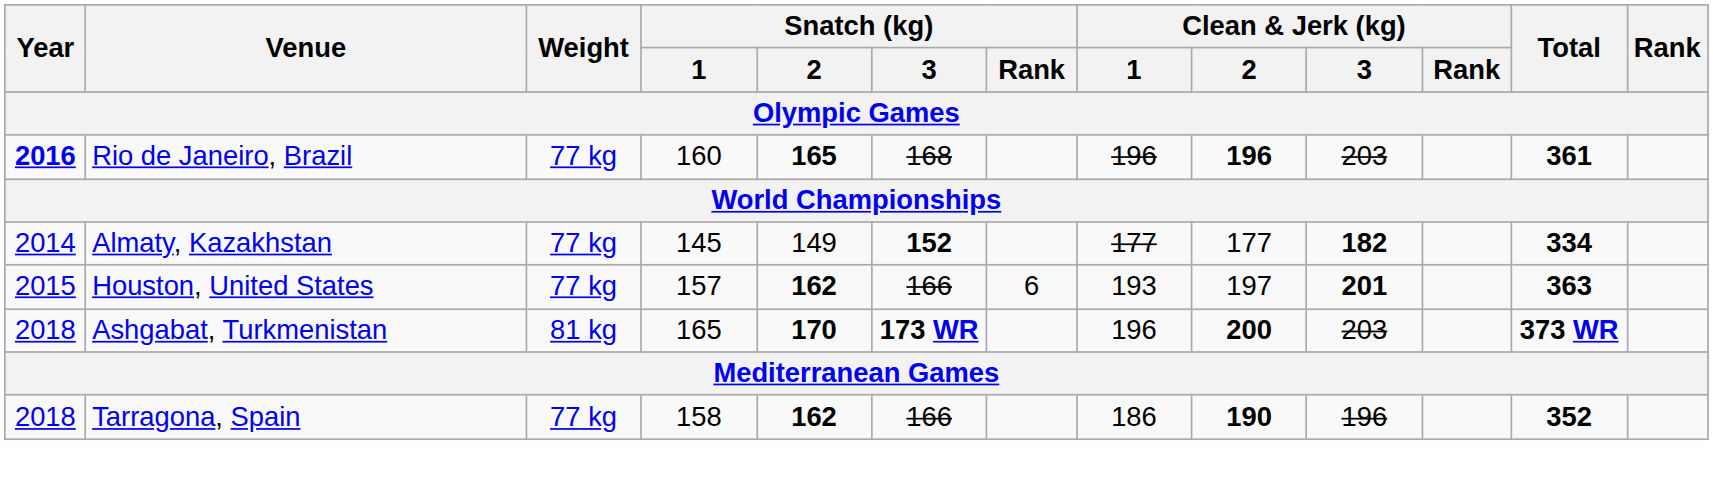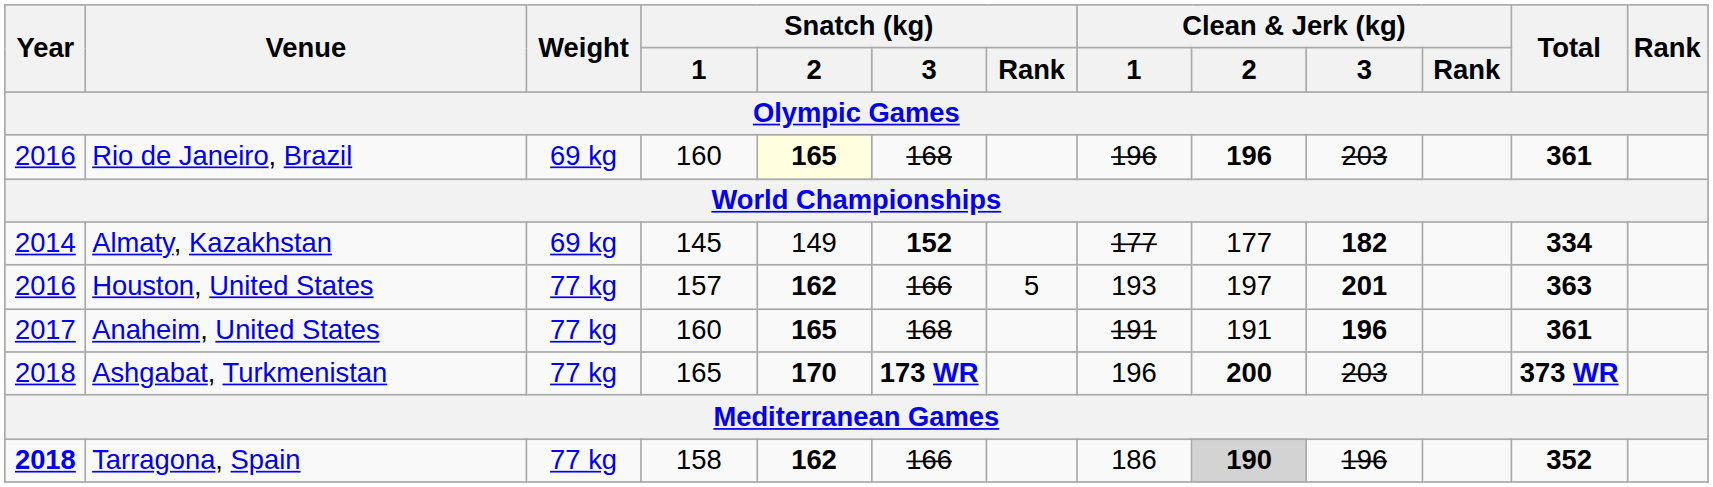(45, 156) bold -> (45, 156) normal
(584, 156) 77 kg -> (584, 156) 69 kg
(814, 156) no background -> (814, 156) lightyellow background
(584, 243) 77 kg -> (584, 243) 69 kg
(45, 286) 2015 -> (45, 286) 2016
(1032, 286) 6 -> (1032, 286) 5
+ row: (236, 329)
(584, 329) 81 kg -> (584, 373) 77 kg
(45, 416) normal -> (45, 460) bold
(1249, 416) no background -> (1249, 460) lightgrey background
